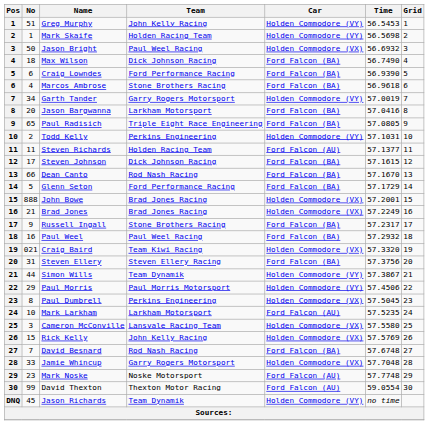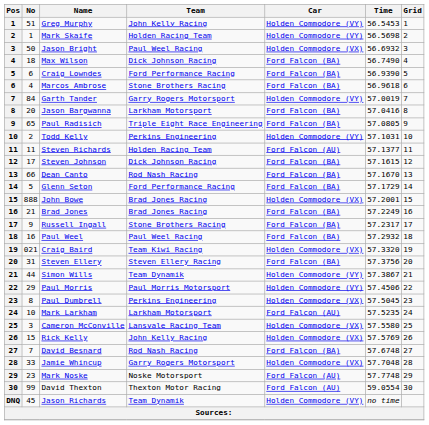(31, 99) 34 -> (31, 99) 84
(315, 212) Holden Commodore (VX) -> (303, 212) Ford Falcon (BA)
